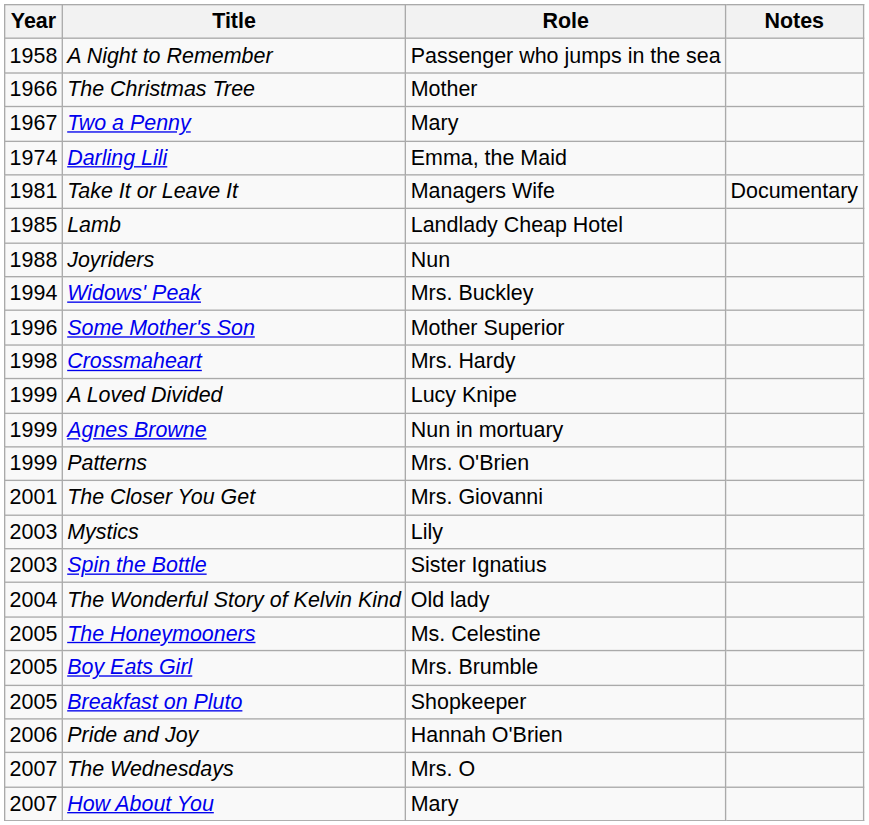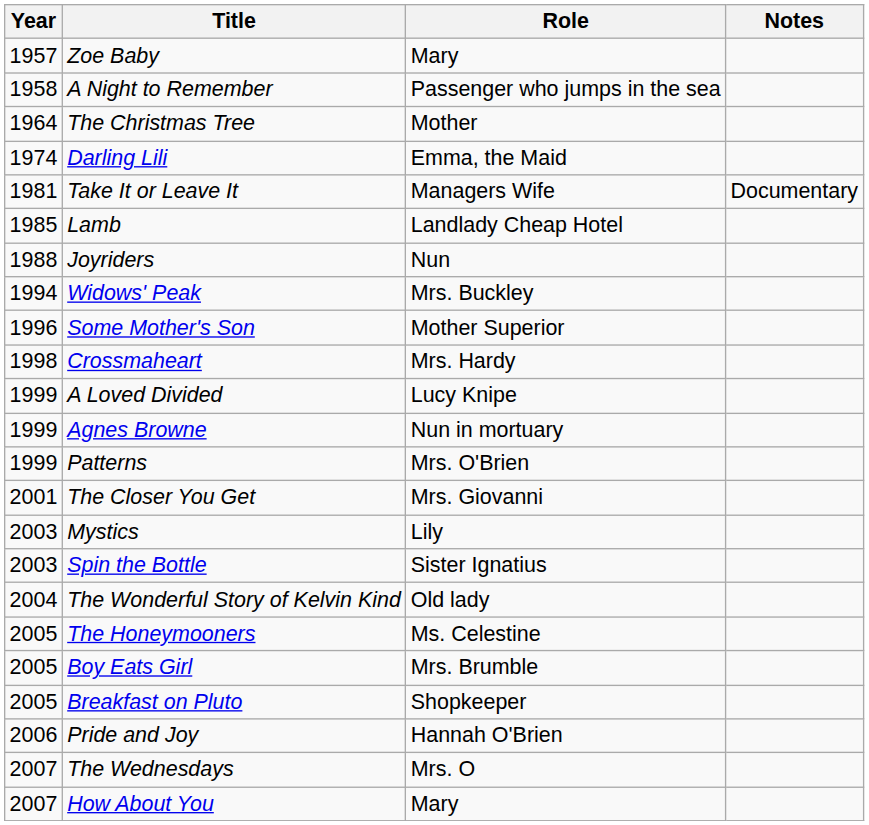+ row: (113, 55)
(33, 89) 1966 -> (33, 123) 1964
- row: (129, 123)
